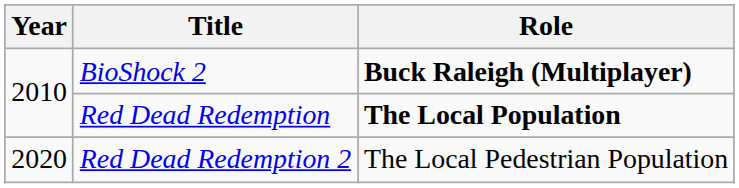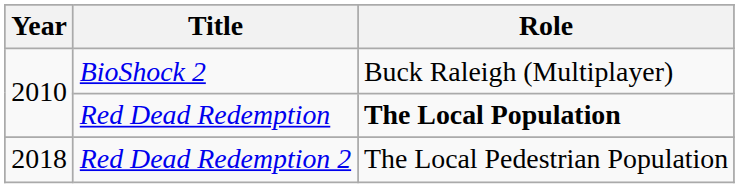(528, 70) bold -> (519, 70) normal
(39, 159) 2020 -> (39, 159) 2018
